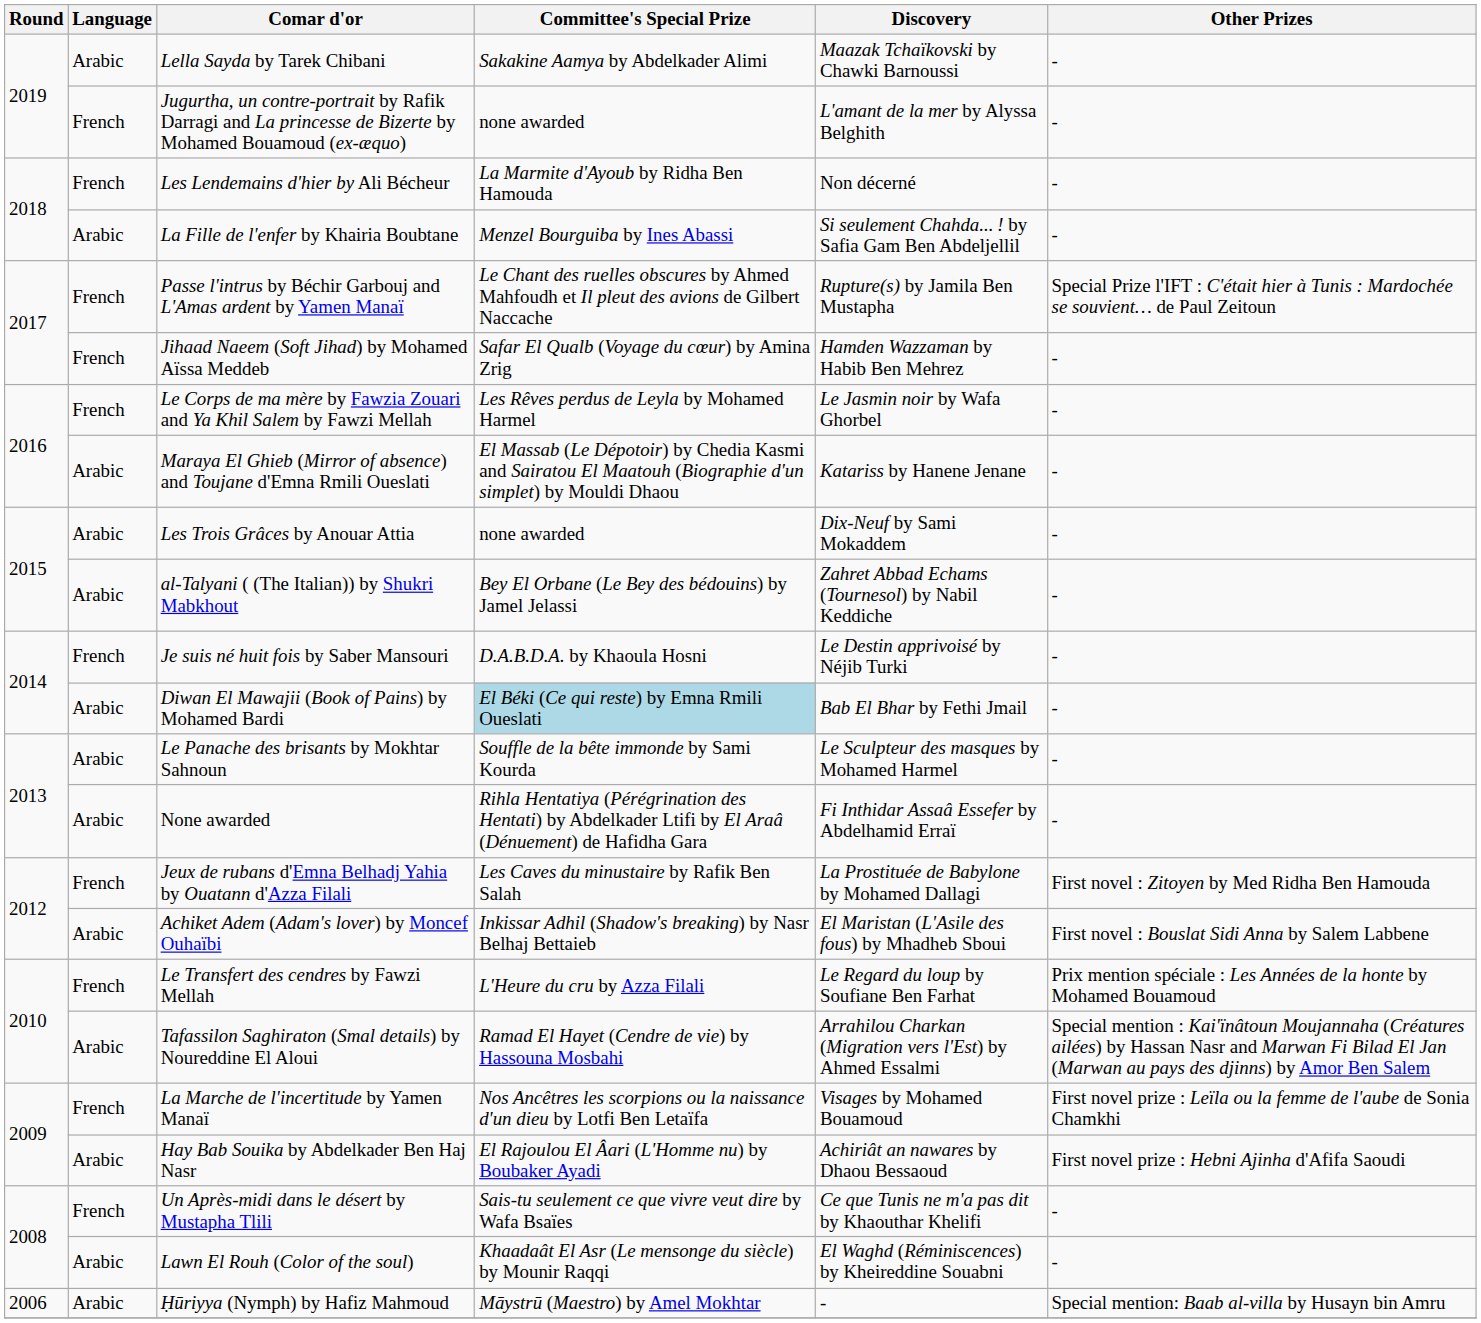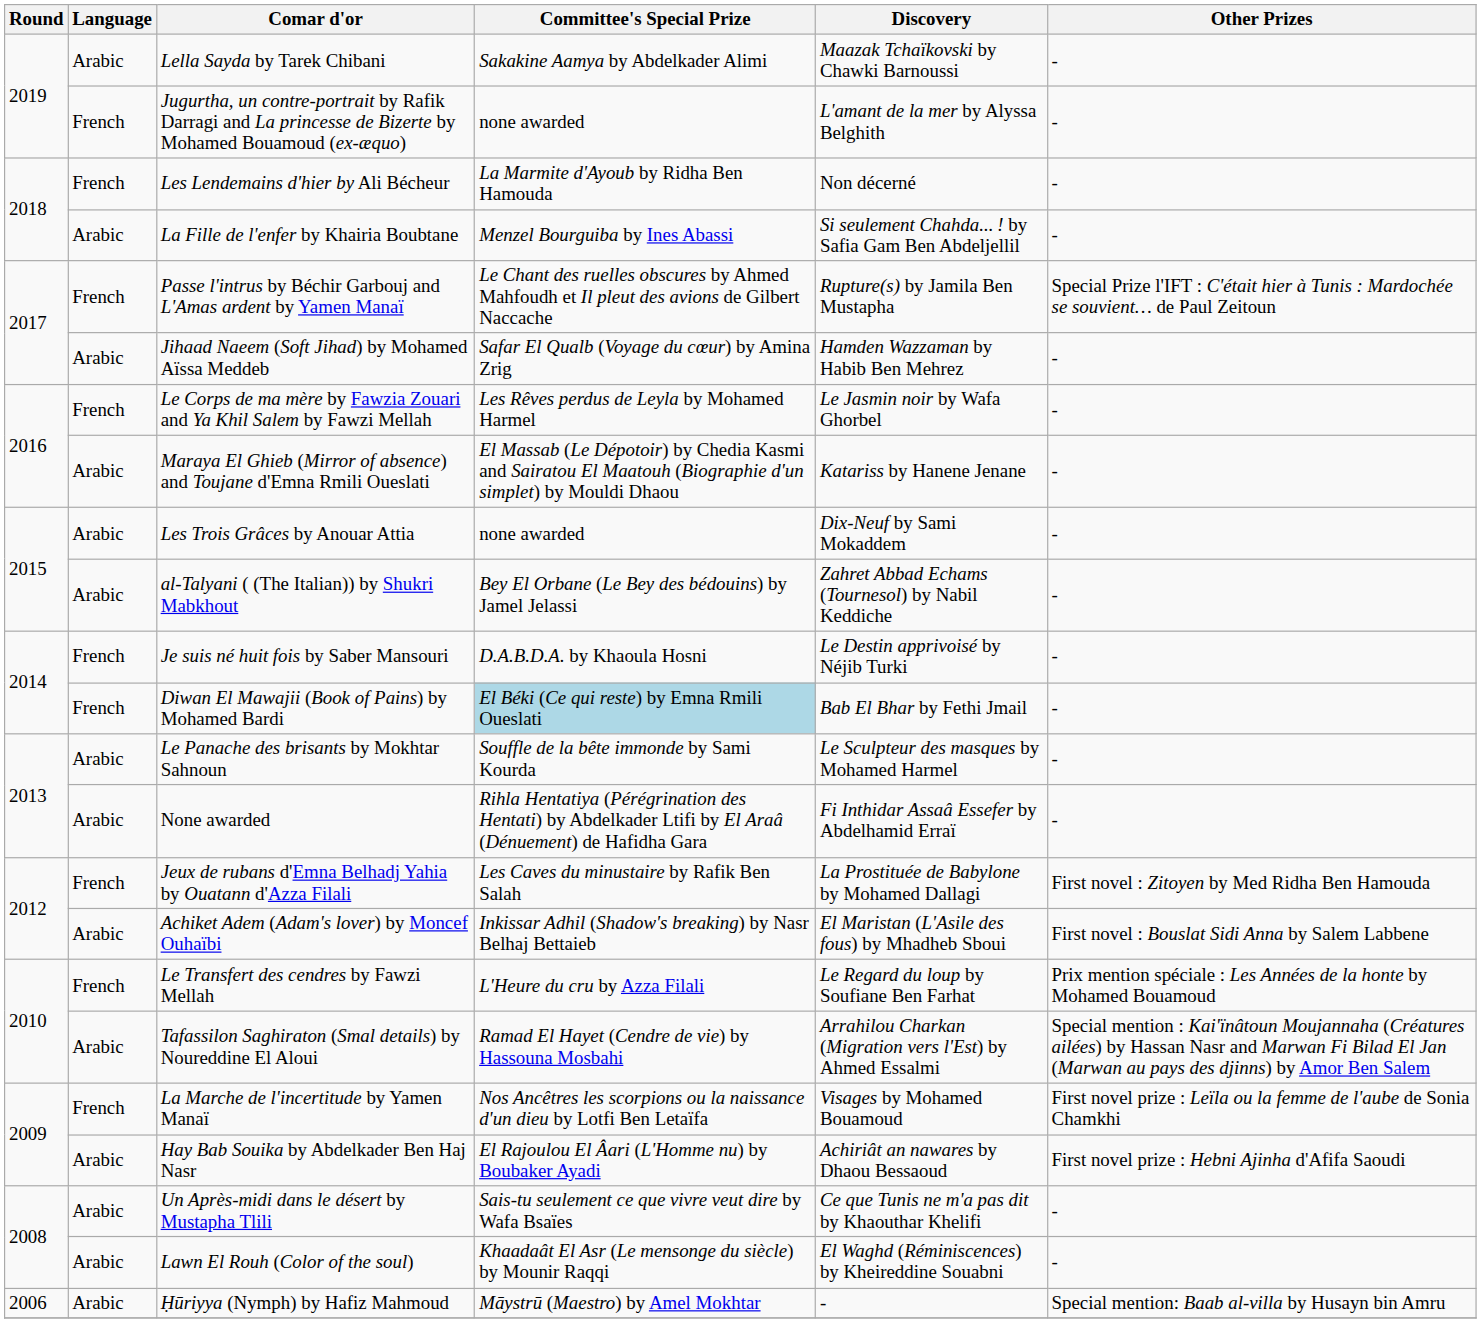(98, 358) French -> (98, 358) Arabic
(98, 708) Arabic -> (98, 708) French
(98, 1211) French -> (98, 1211) Arabic
